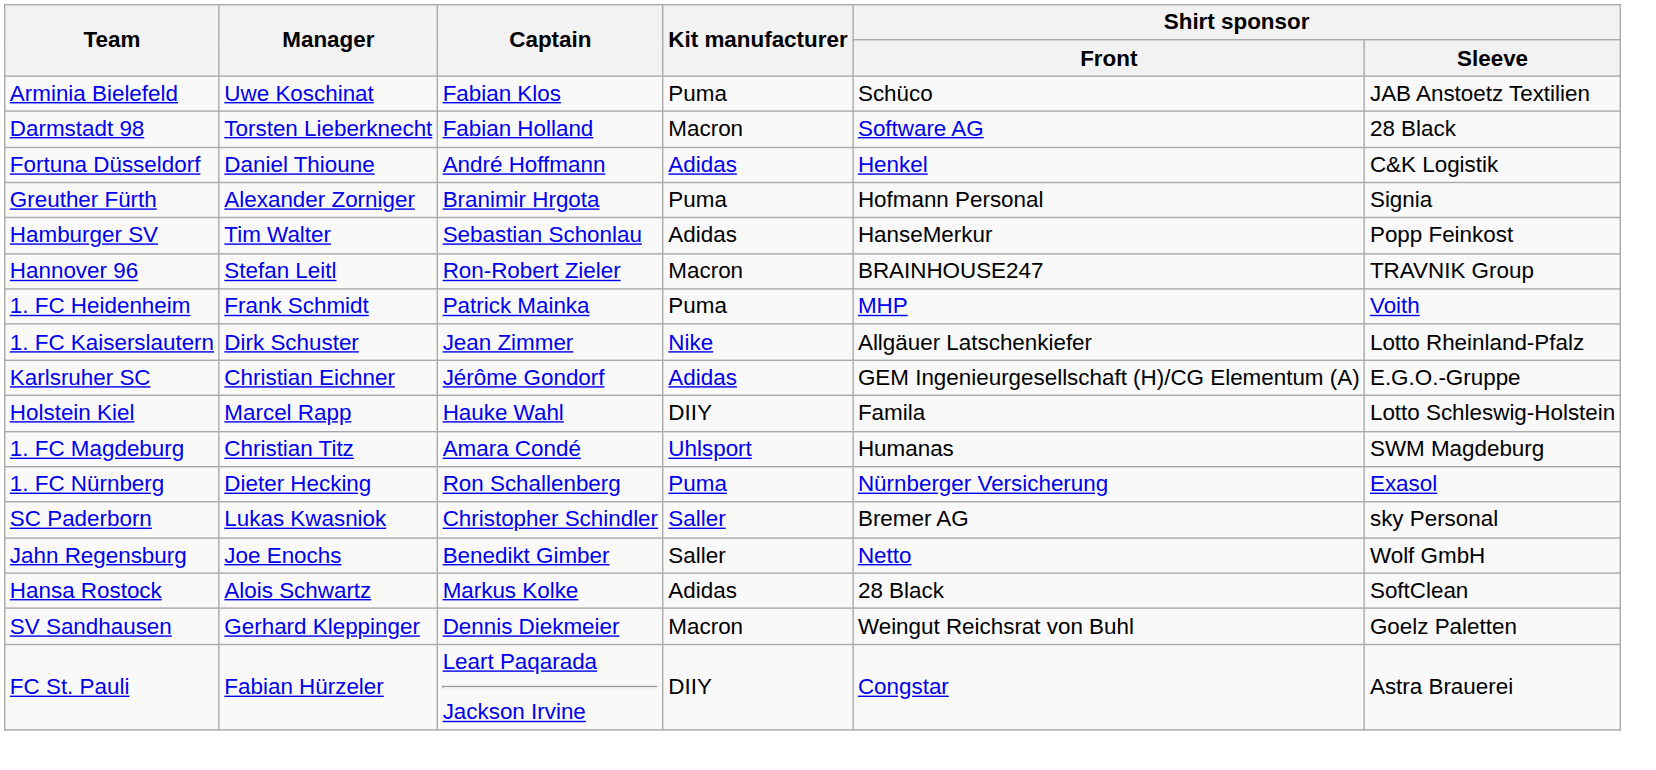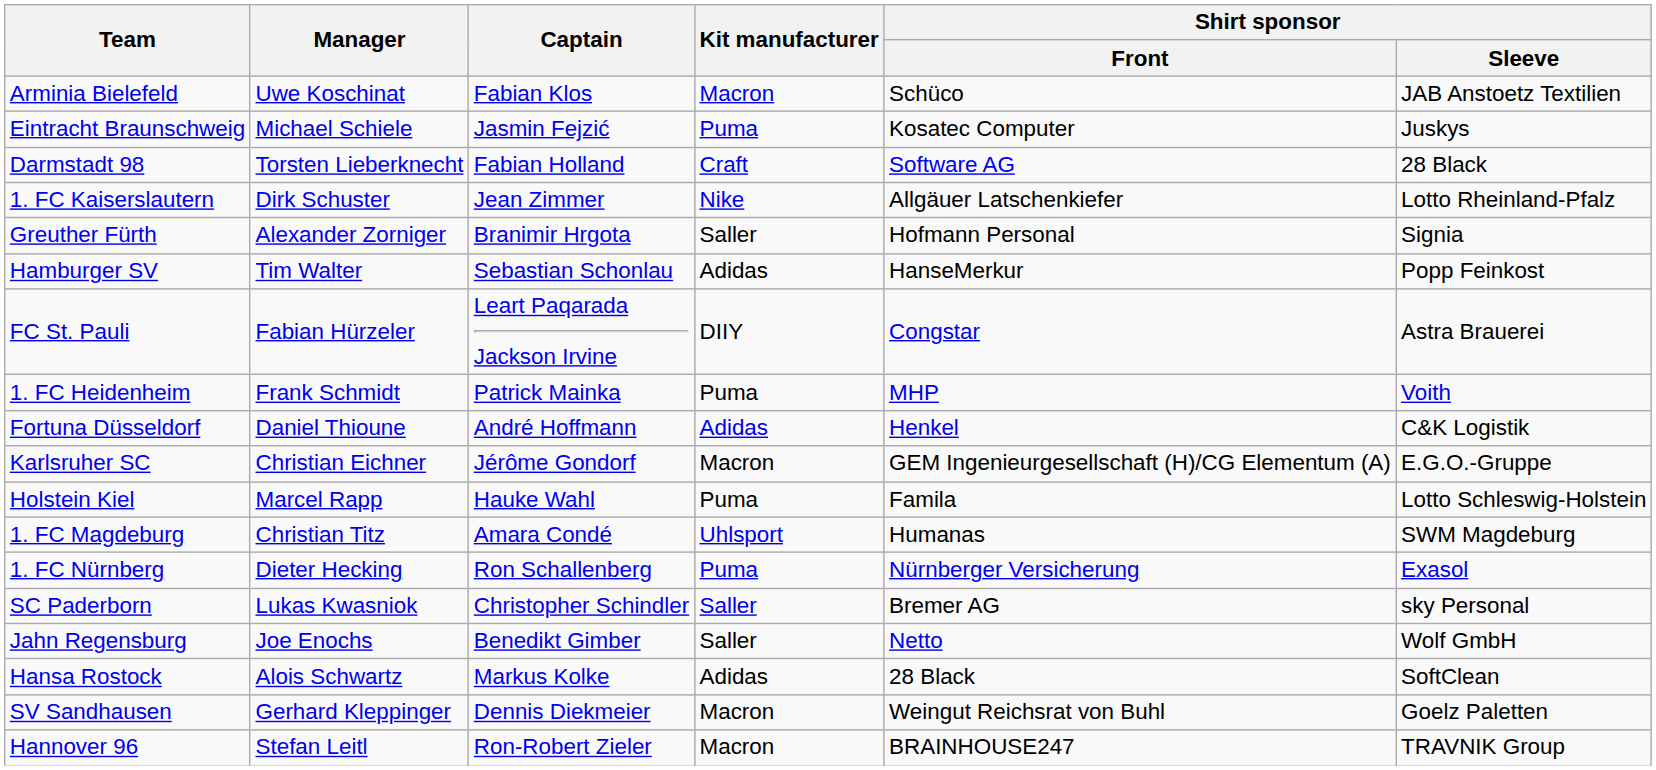(698, 93) Puma -> (737, 93) Macron
+ row: (128, 128)
(706, 128) Macron -> (724, 164) Craft
rows swapped: (105, 164) <-> (112, 341)
(698, 199) Puma -> (728, 235) Saller
rows swapped: (74, 270) <-> (70, 686)
(703, 377) Adidas -> (737, 463) Macron
(690, 413) DIIY -> (729, 498) Puma
